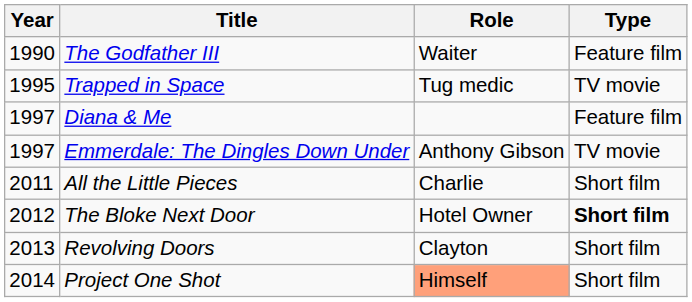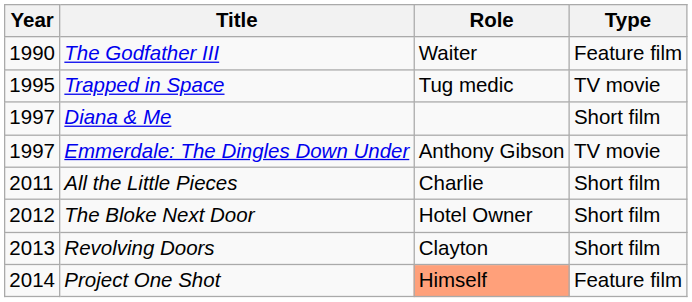(628, 118) Feature film -> (617, 118) Short film
(622, 215) bold -> (617, 215) normal
(617, 280) Short film -> (628, 280) Feature film
